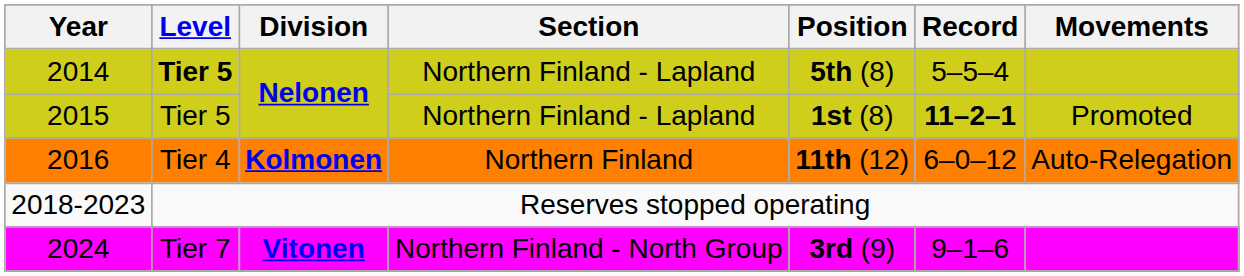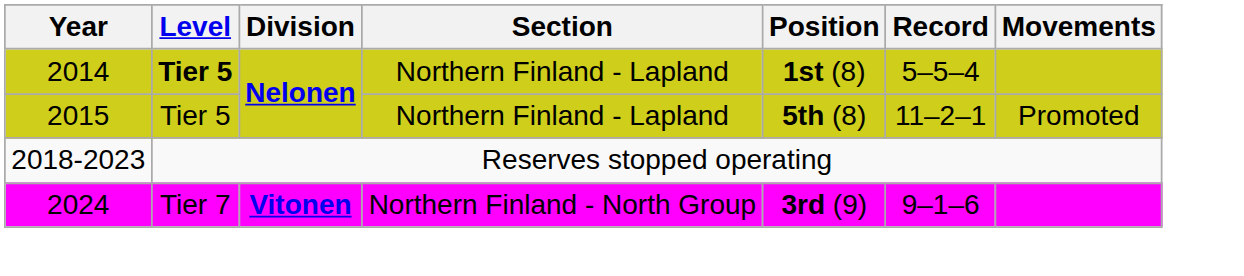(852, 71) 5th (8) -> (824, 71) 1st (8)
(852, 115) 1st (8) -> (824, 115) 5th (8)
(970, 115) bold -> (941, 115) normal
- row: (78, 159)
